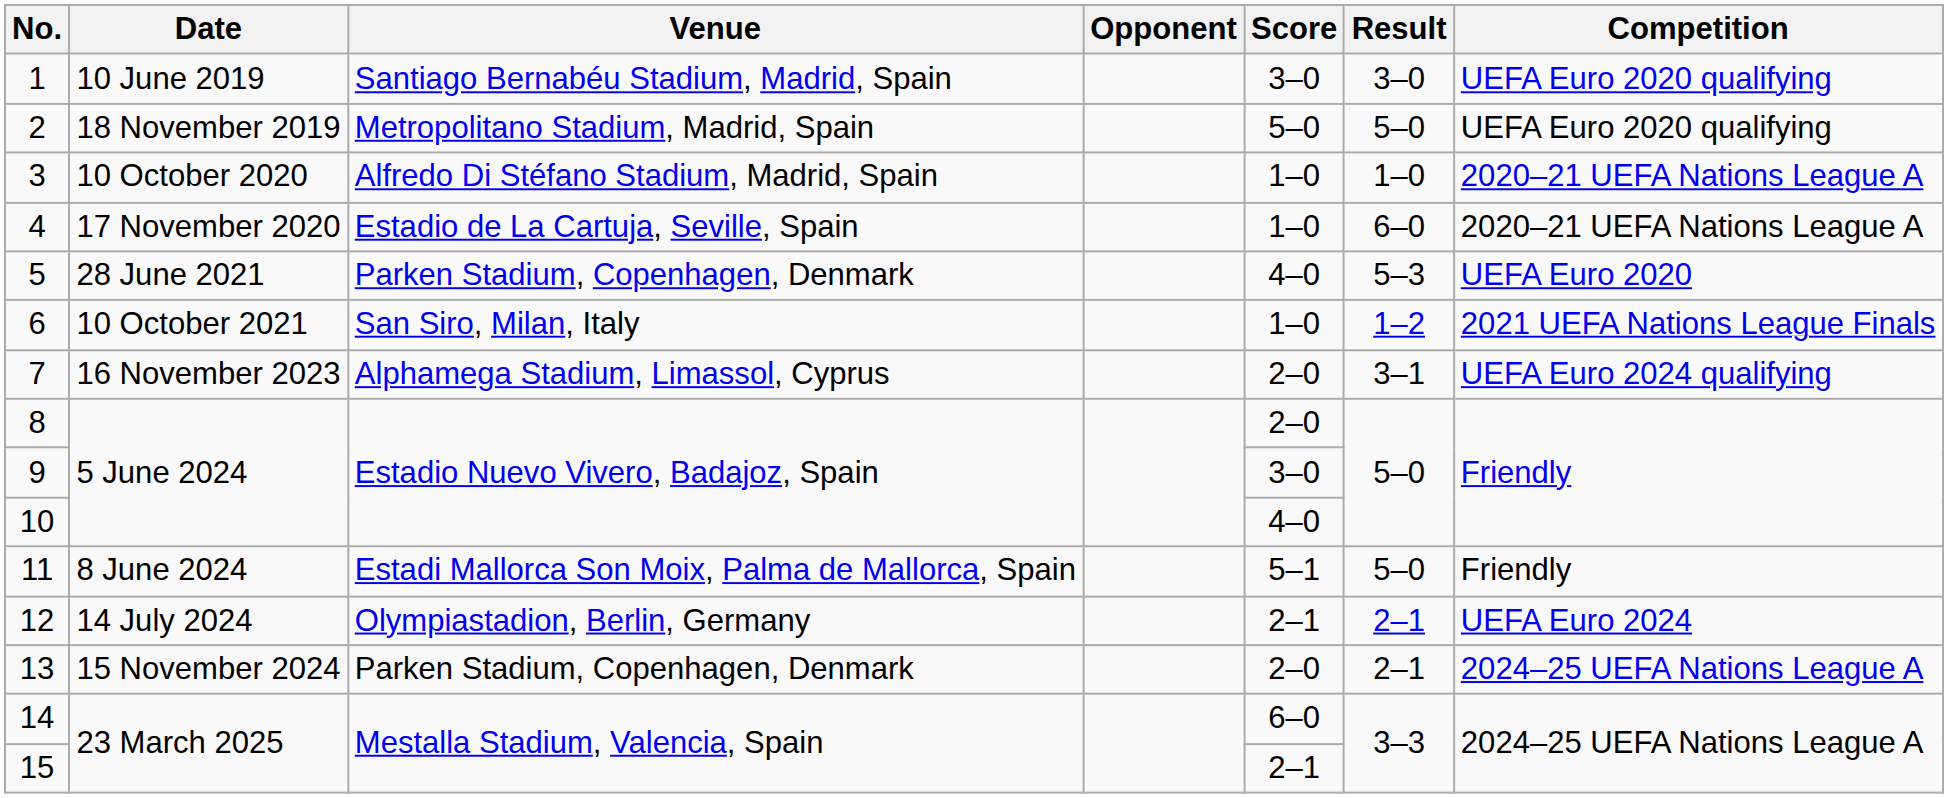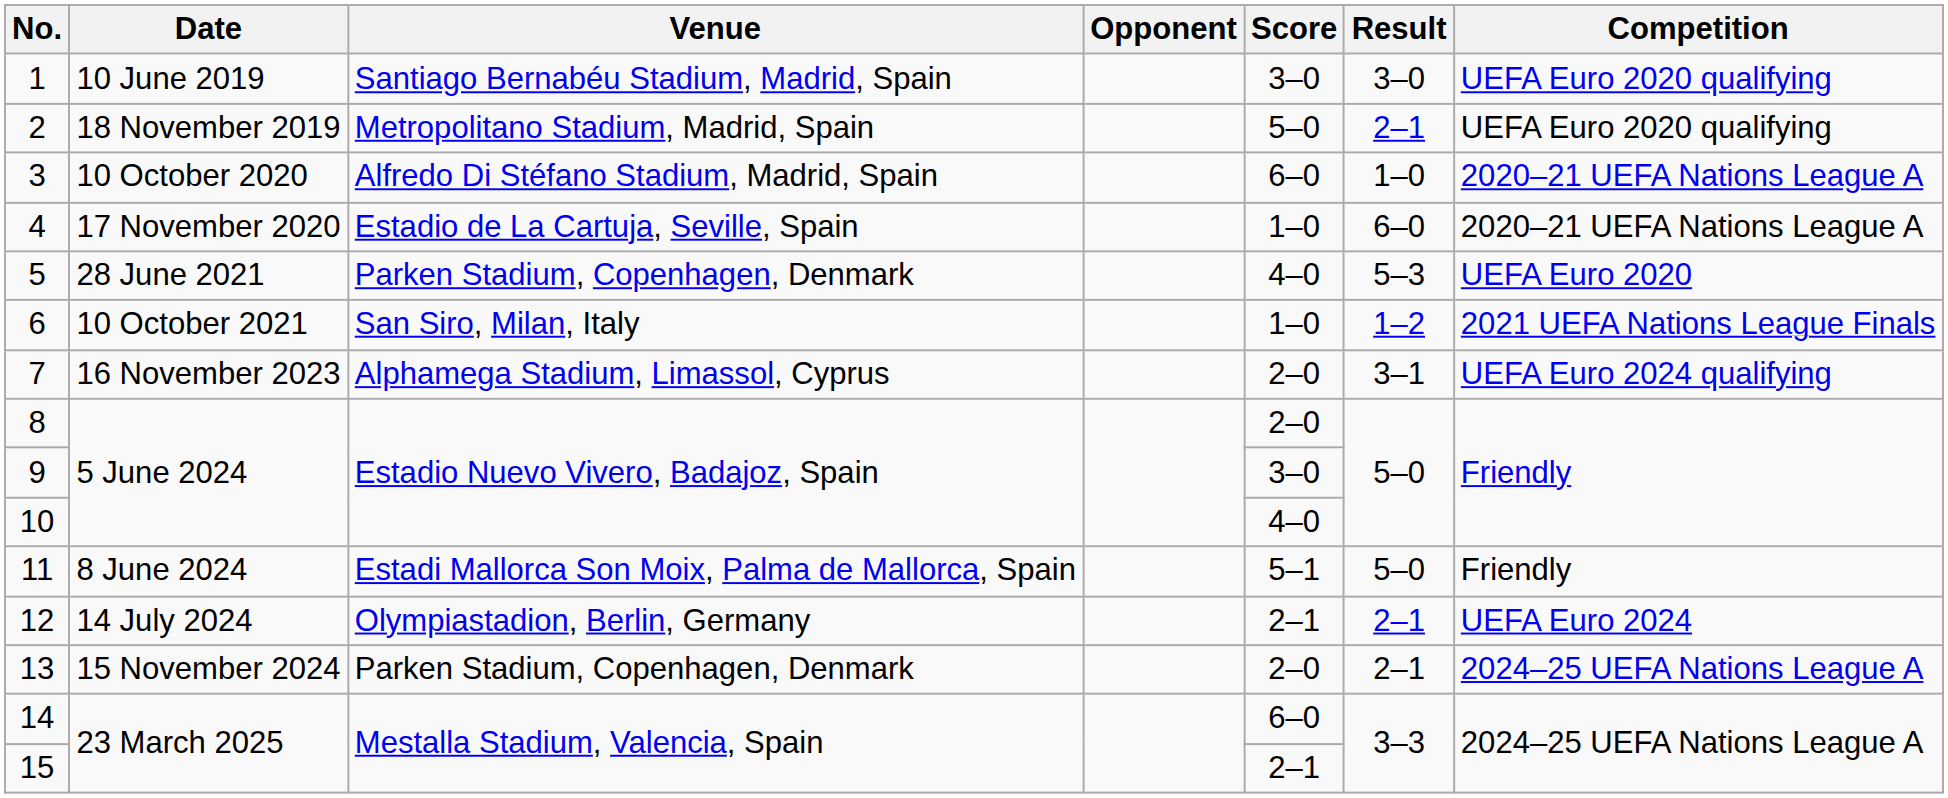(1399, 127) 5–0 -> (1399, 127) 2–1
(1294, 176) 1–0 -> (1294, 176) 6–0
